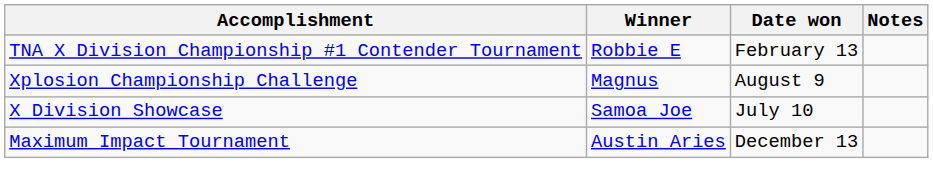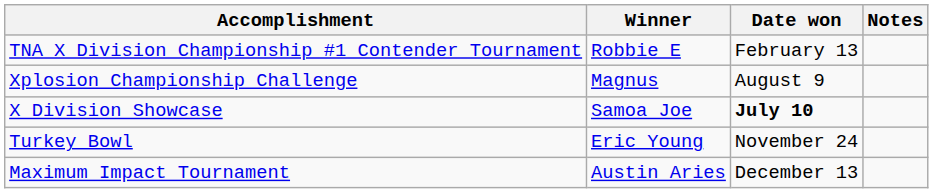(774, 112) normal -> (774, 112) bold
+ row: (71, 142)
